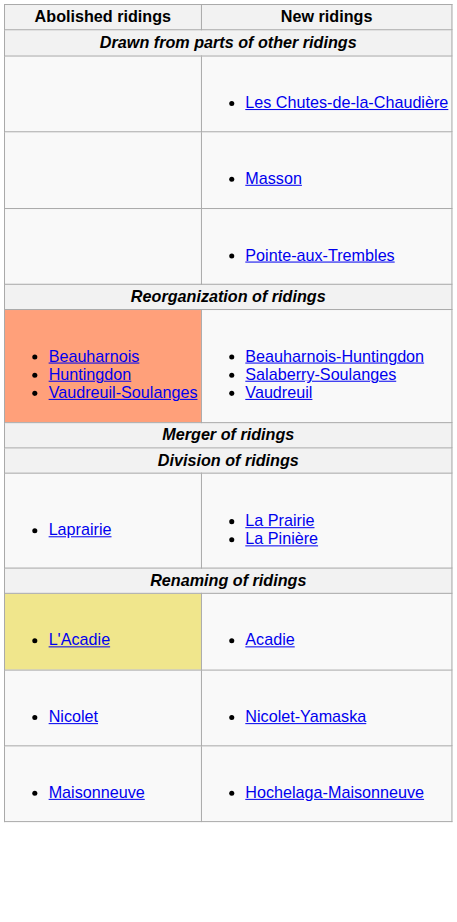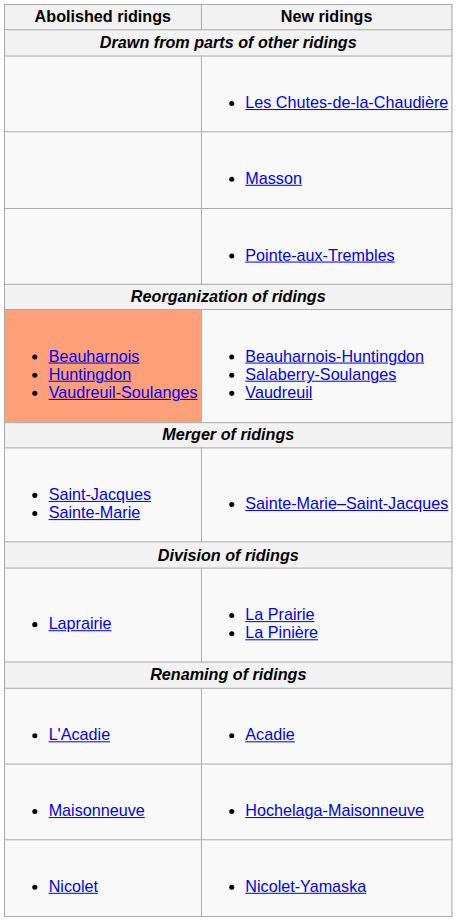+ row: (327, 504)
(103, 641) khaki background -> (103, 735) no background
rows swapped: (327, 793) <-> (327, 717)
